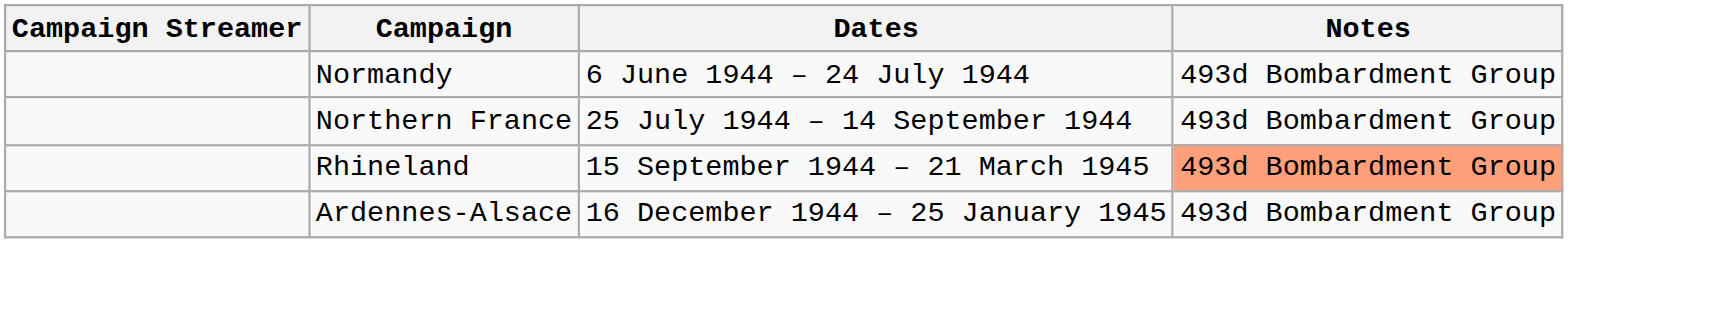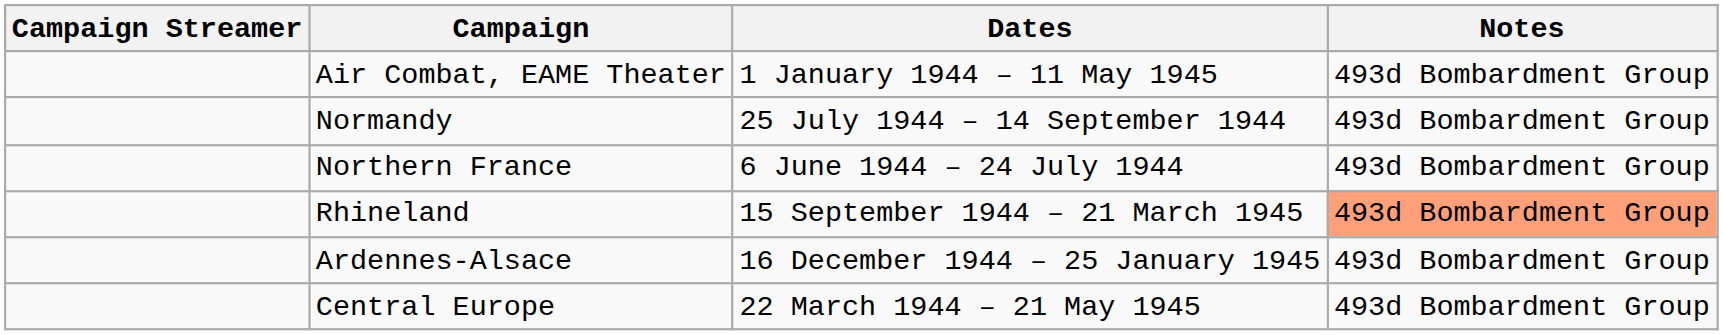+ row: (521, 75)
(808, 75) 6 June 1944 – 24 July 1944 -> (1013, 121) 25 July 1944 – 14 September 1944
(859, 121) 25 July 1944 – 14 September 1944 -> (962, 167) 6 June 1944 – 24 July 1944
+ row: (435, 307)
